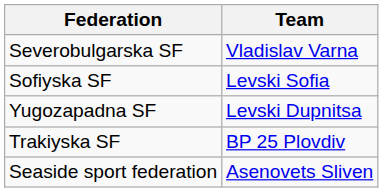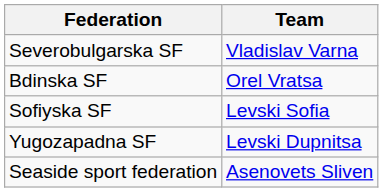+ row: (58, 80)
- row: (65, 141)
